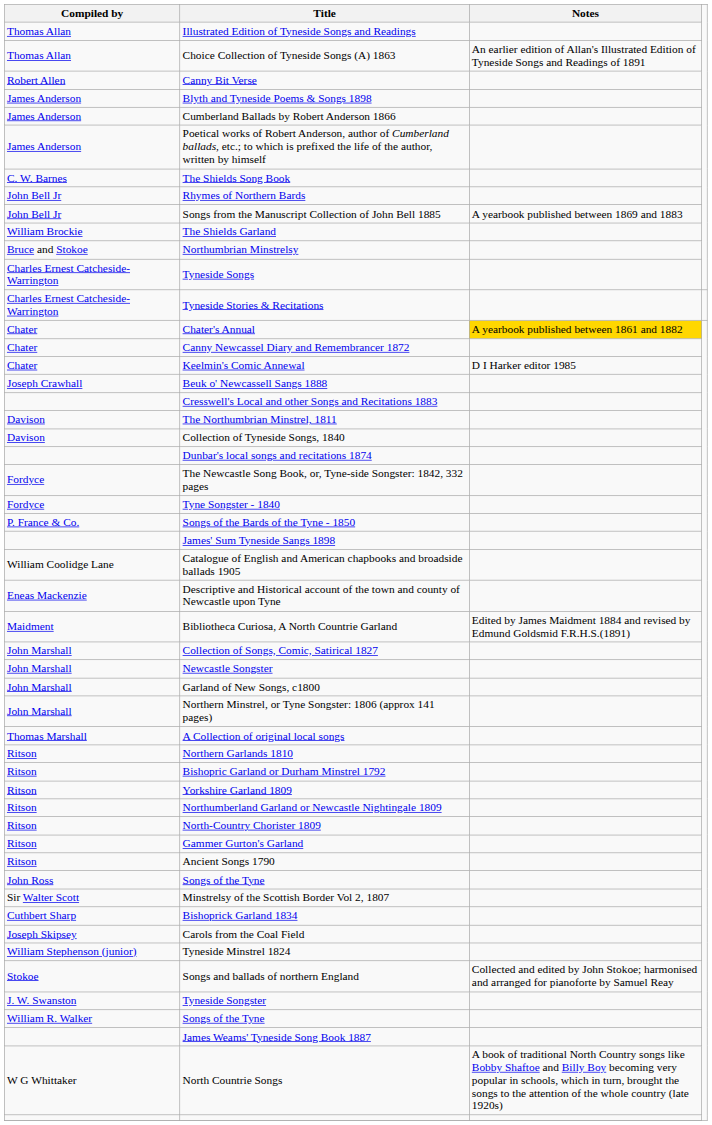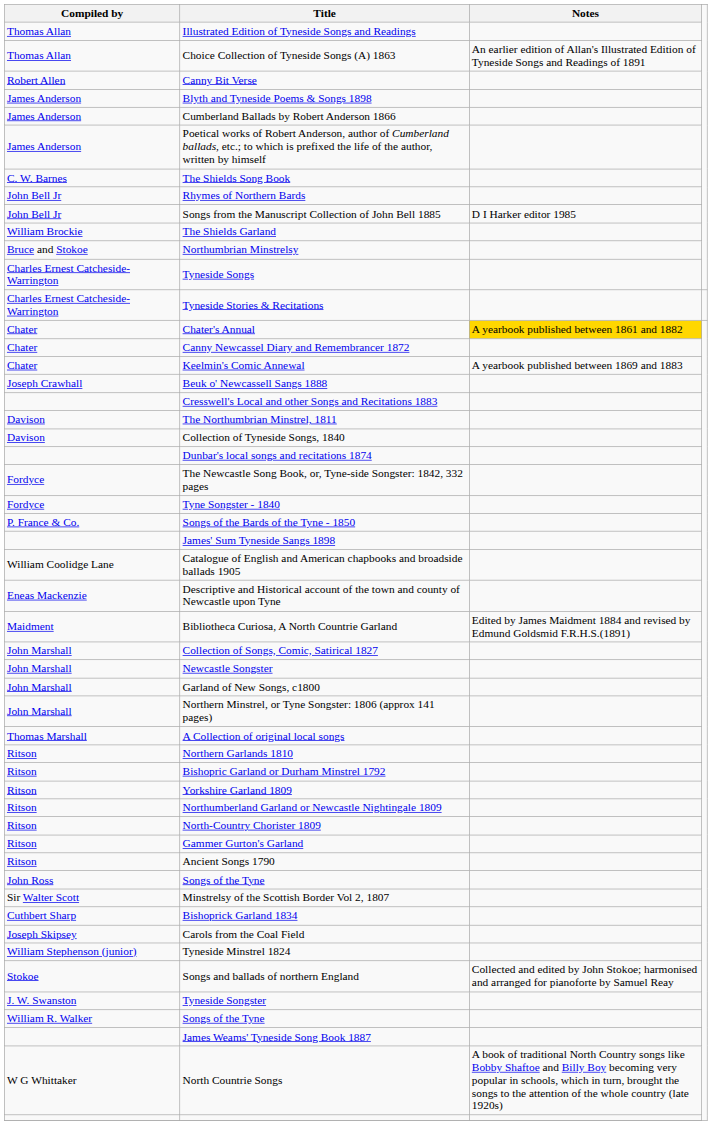(577, 213) A yearbook published between 1869 and 1883 -> (524, 213) D I Harker editor 1985
(524, 365) D I Harker editor 1985 -> (577, 365) A yearbook published between 1869 and 1883
